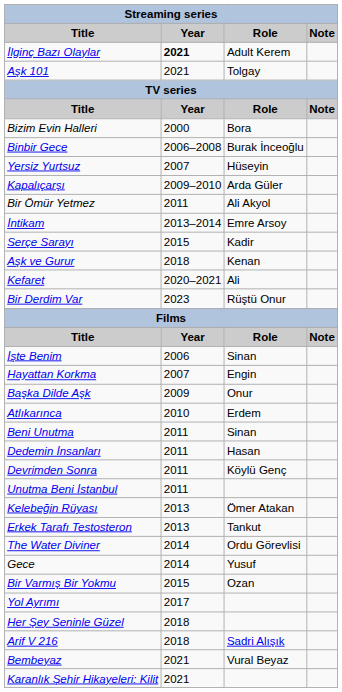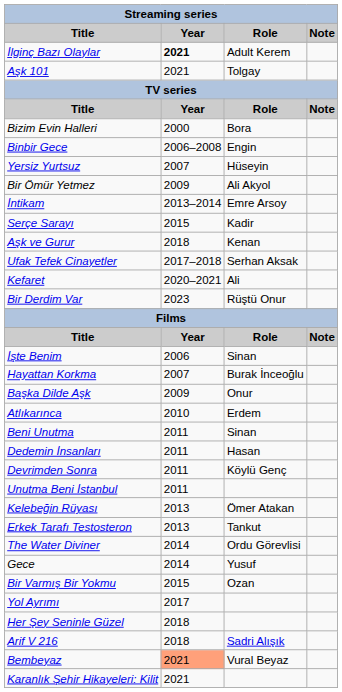(265, 147) Burak İnceoğlu -> (242, 147) Engin
- row: (36, 185)
(176, 204) 2011 -> (177, 185) 2009
+ row: (62, 261)
(242, 374) Engin -> (265, 374) Burak İnceoğlu
(177, 659) no background -> (177, 659) lightsalmon background
